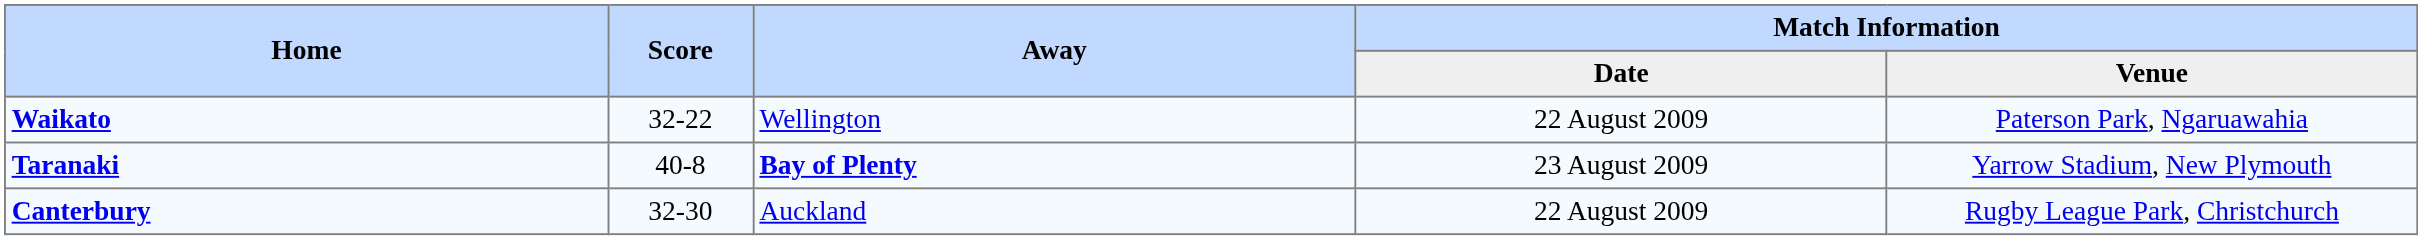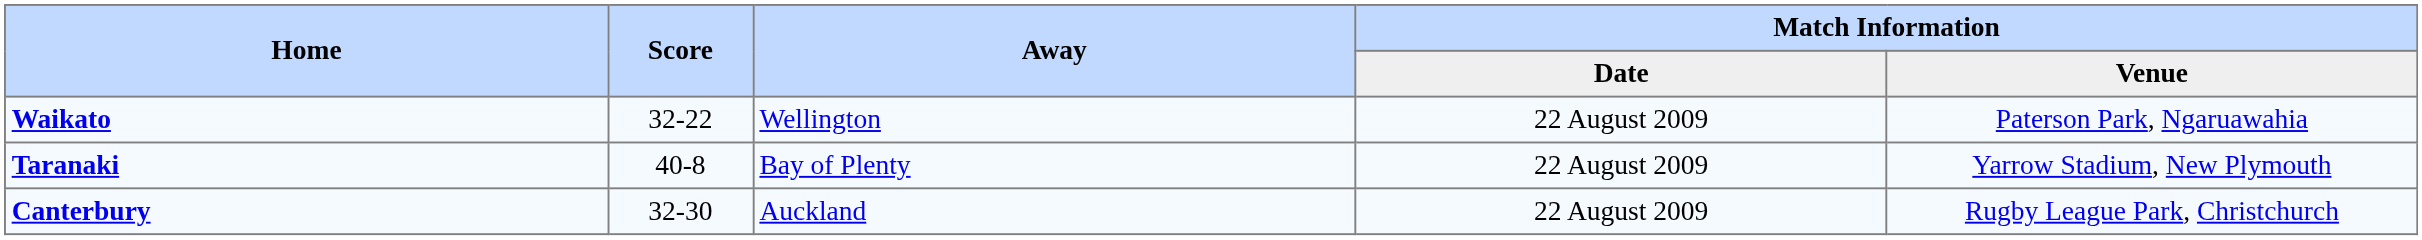(838, 164) bold -> (835, 164) normal
(1621, 164) 23 August 2009 -> (1621, 164) 22 August 2009
